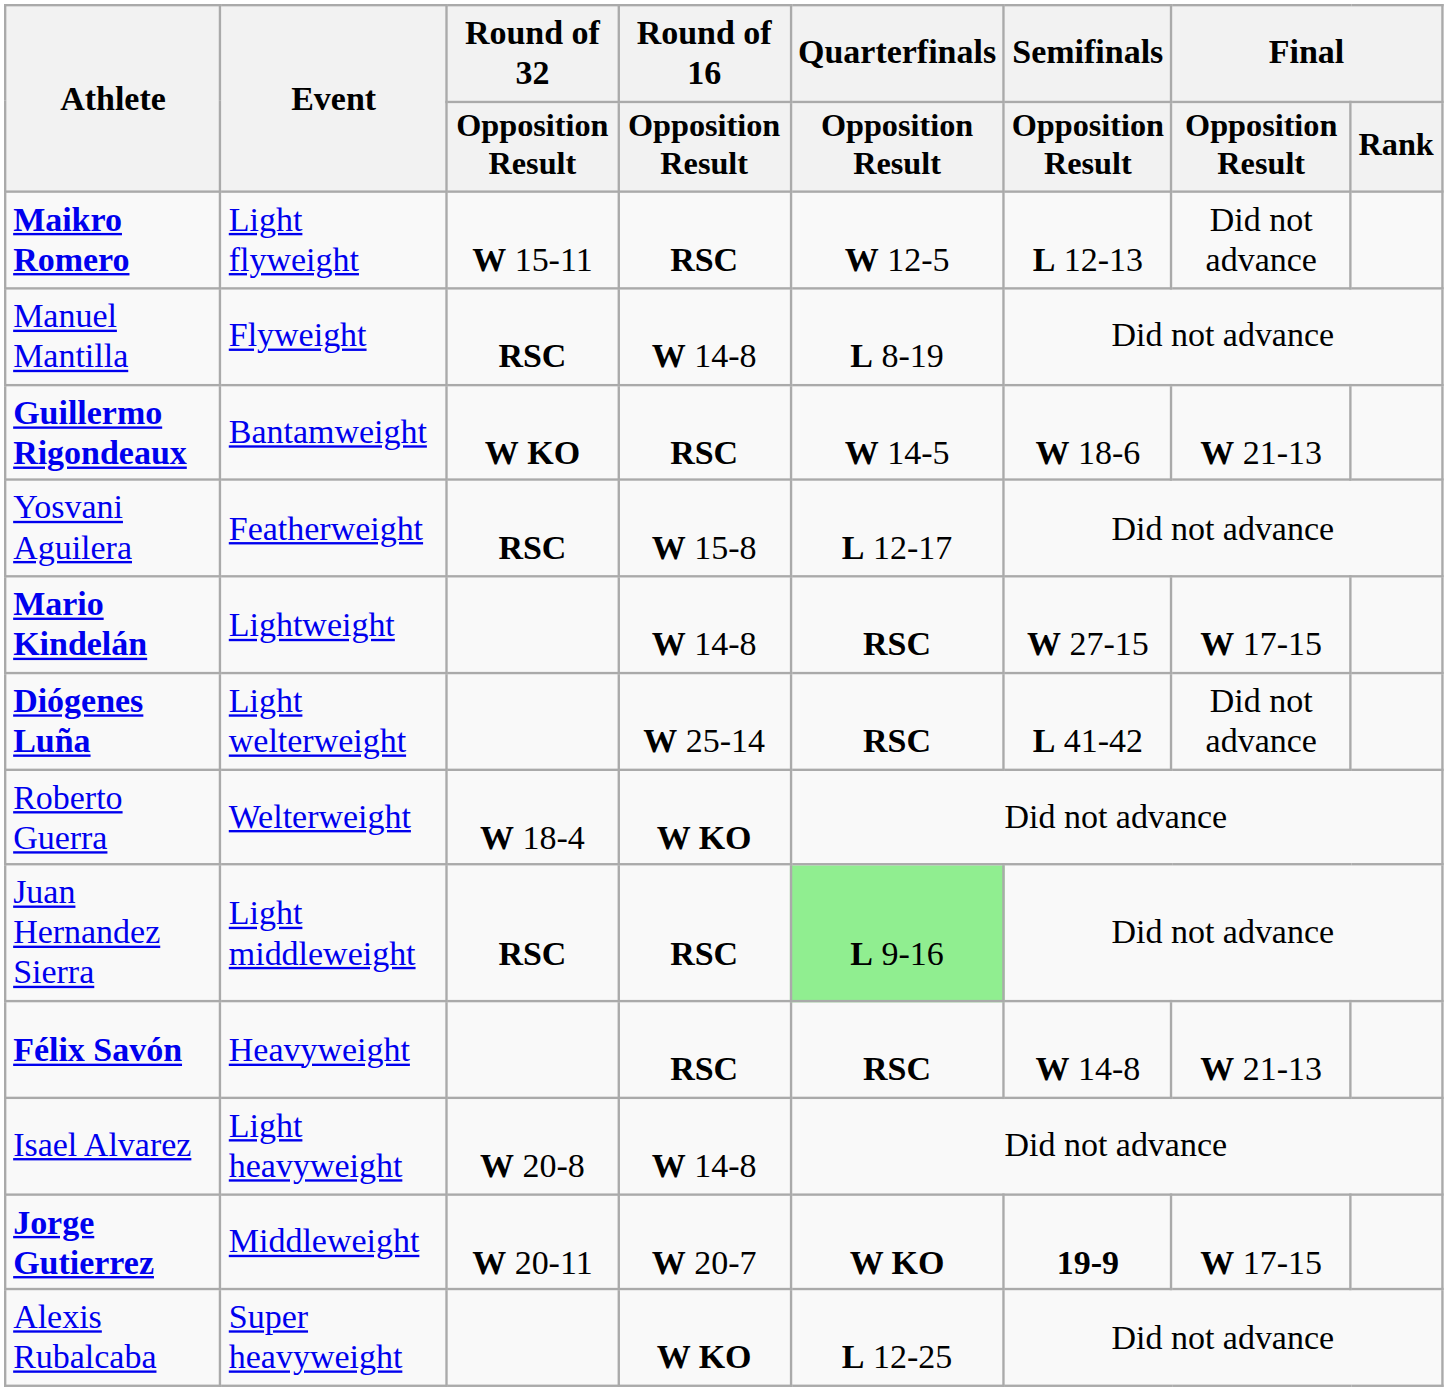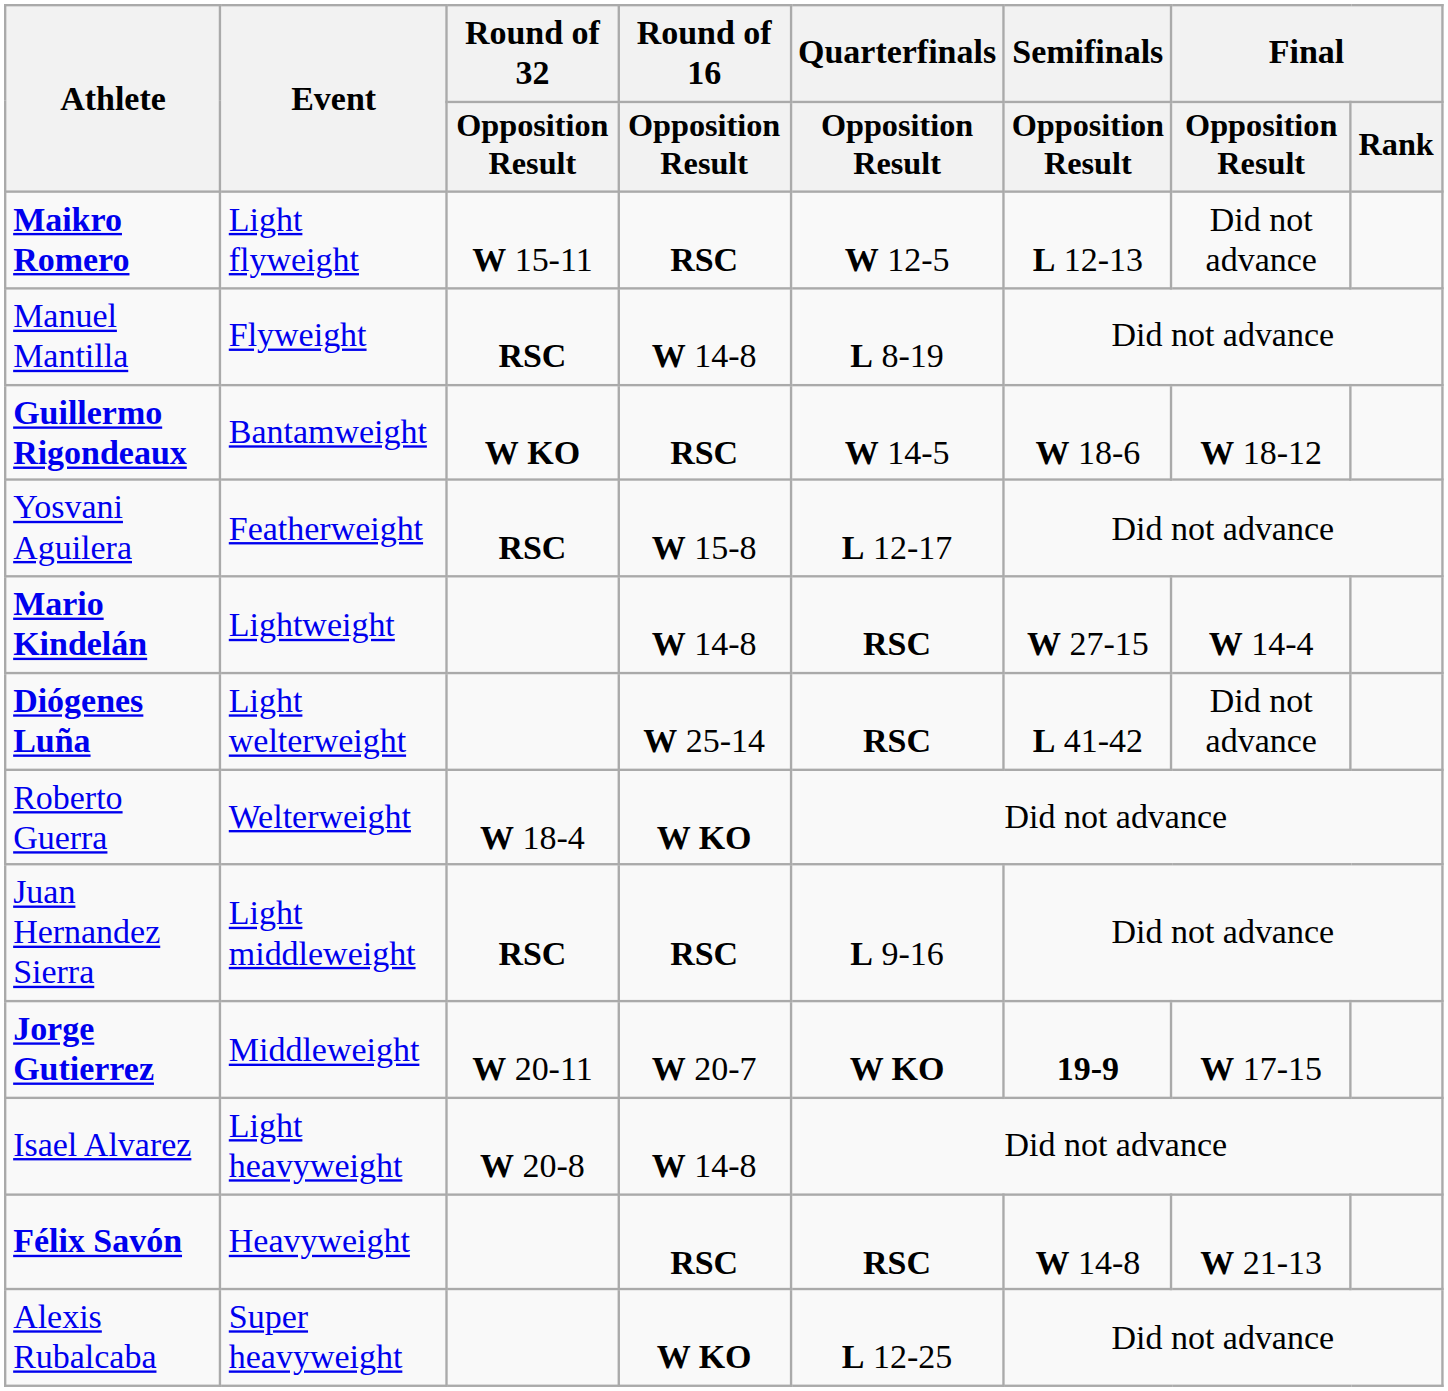(1261, 452) W 21-13 -> (1261, 452) W 18-12
(1261, 644) W 17-15 -> (1261, 644) W 14-4
(897, 953) lightgreen background -> (897, 953) no background
rows swapped: (84, 1241) <-> (98, 1049)
